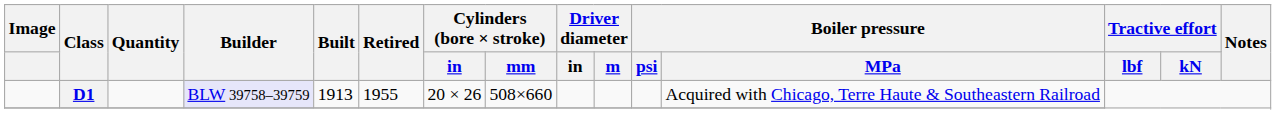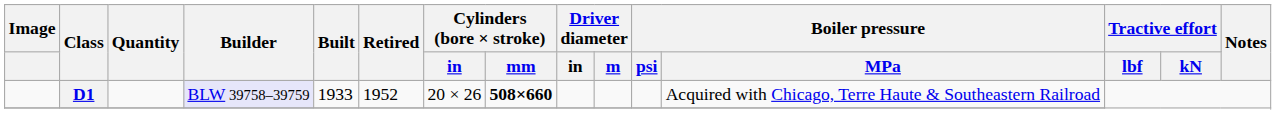(335, 94) 1913 -> (335, 94) 1933
(381, 94) 1955 -> (381, 94) 1952
(521, 94) normal -> (521, 94) bold
